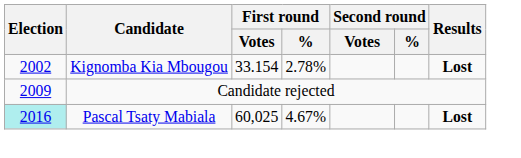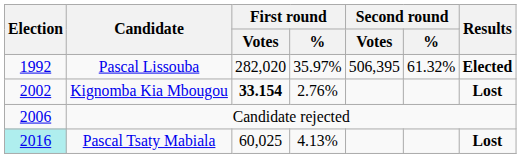+ row: (149, 66)
(257, 66) normal -> (261, 91) bold
(306, 66) 2.78% -> (317, 91) 2.76%
(36, 91) 2009 -> (36, 116) 2006
(306, 116) 4.67% -> (317, 141) 4.13%
